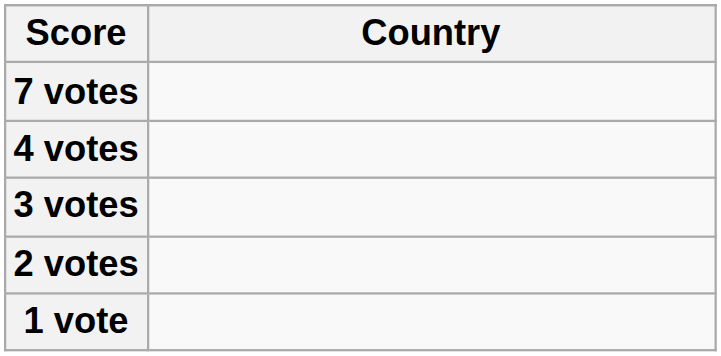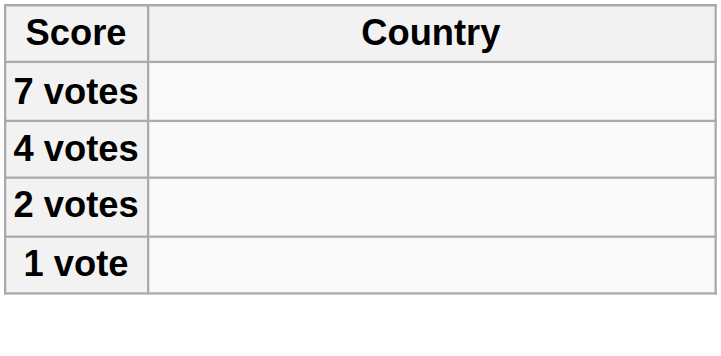- row: (76, 206)
